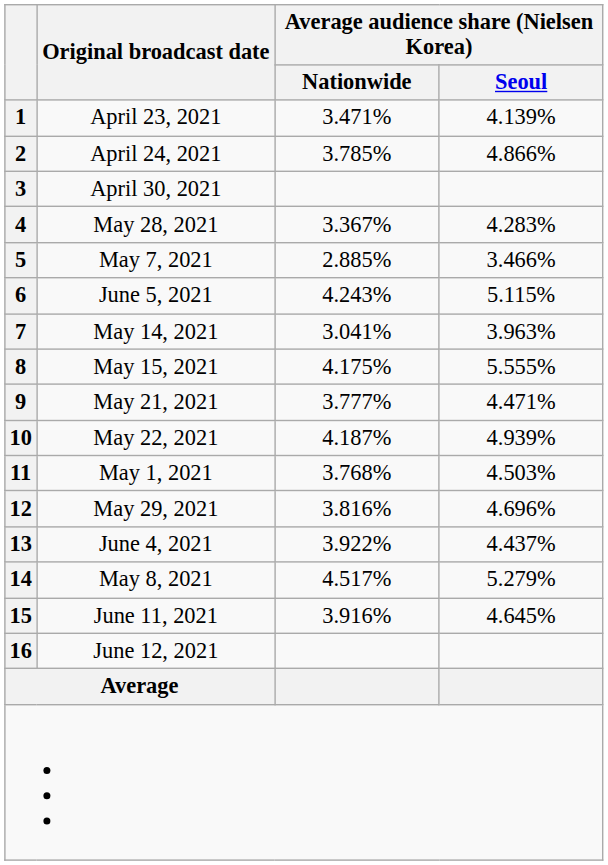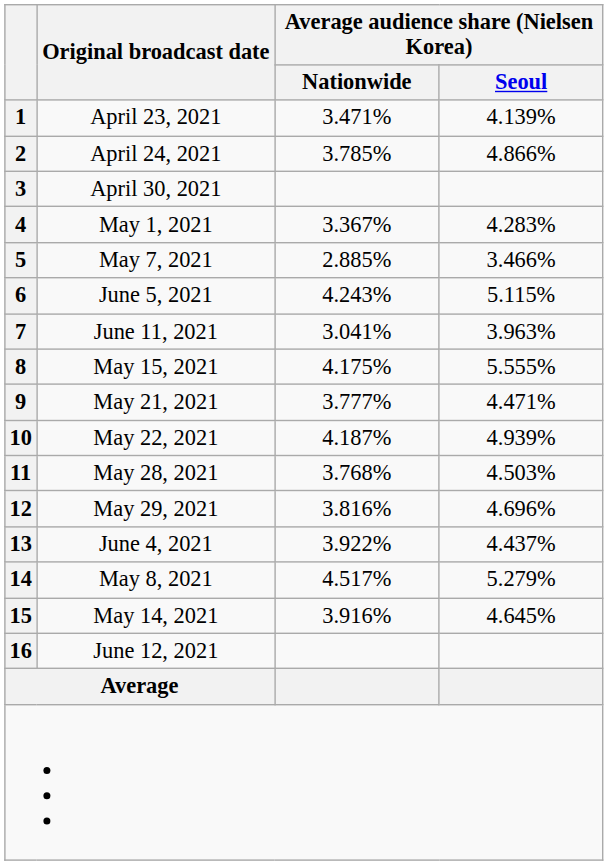(156, 224) May 28, 2021 -> (156, 224) May 1, 2021
(156, 330) May 14, 2021 -> (156, 330) June 11, 2021
(156, 473) May 1, 2021 -> (156, 473) May 28, 2021
(156, 615) June 11, 2021 -> (156, 615) May 14, 2021
